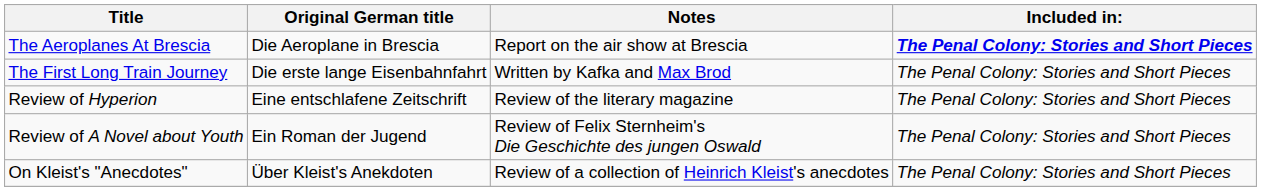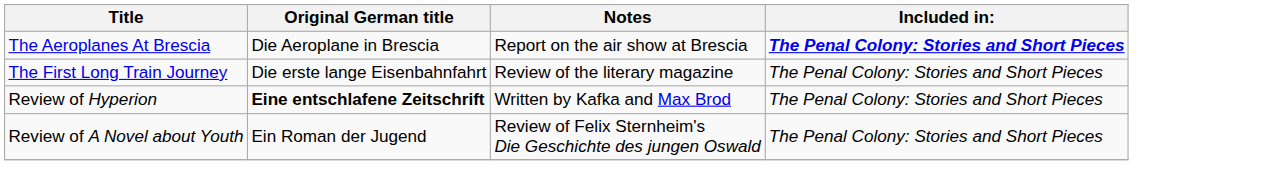(613, 72) Written by Kafka and Max Brod -> (614, 72) Review of the literary magazine
(359, 99) normal -> (368, 99) bold
(614, 99) Review of the literary magazine -> (613, 99) Written by Kafka and Max Brod
- row: (98, 173)
